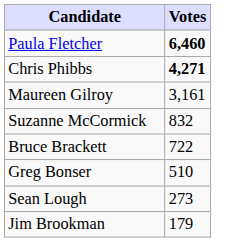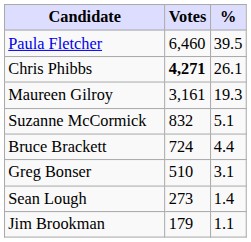+ column: (228, 17)
(187, 43) bold -> (187, 43) normal
(181, 146) 722 -> (181, 146) 724
